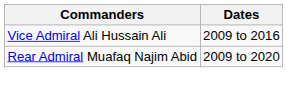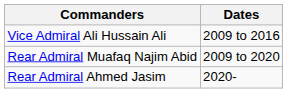+ row: (87, 77)
